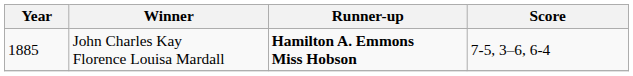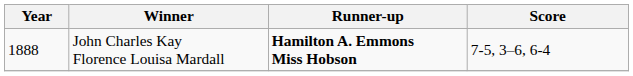(23, 49) 1885 -> (23, 49) 1888
